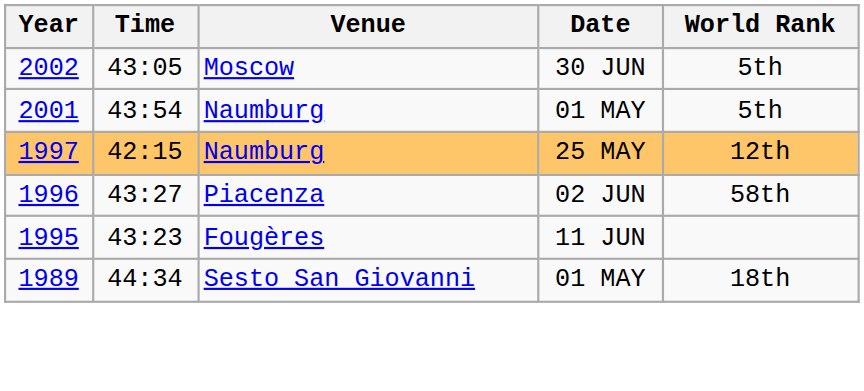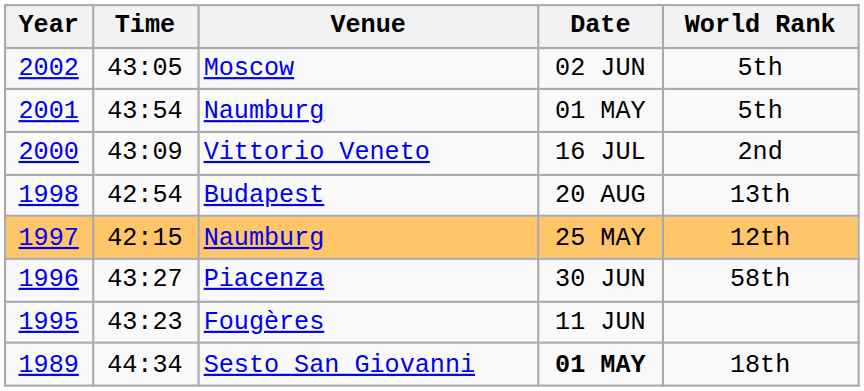(600, 68) 30 JUN -> (600, 68) 02 JUN
+ row: (49, 153)
+ row: (49, 195)
(600, 195) 02 JUN -> (600, 279) 30 JUN
(600, 279) normal -> (600, 364) bold
